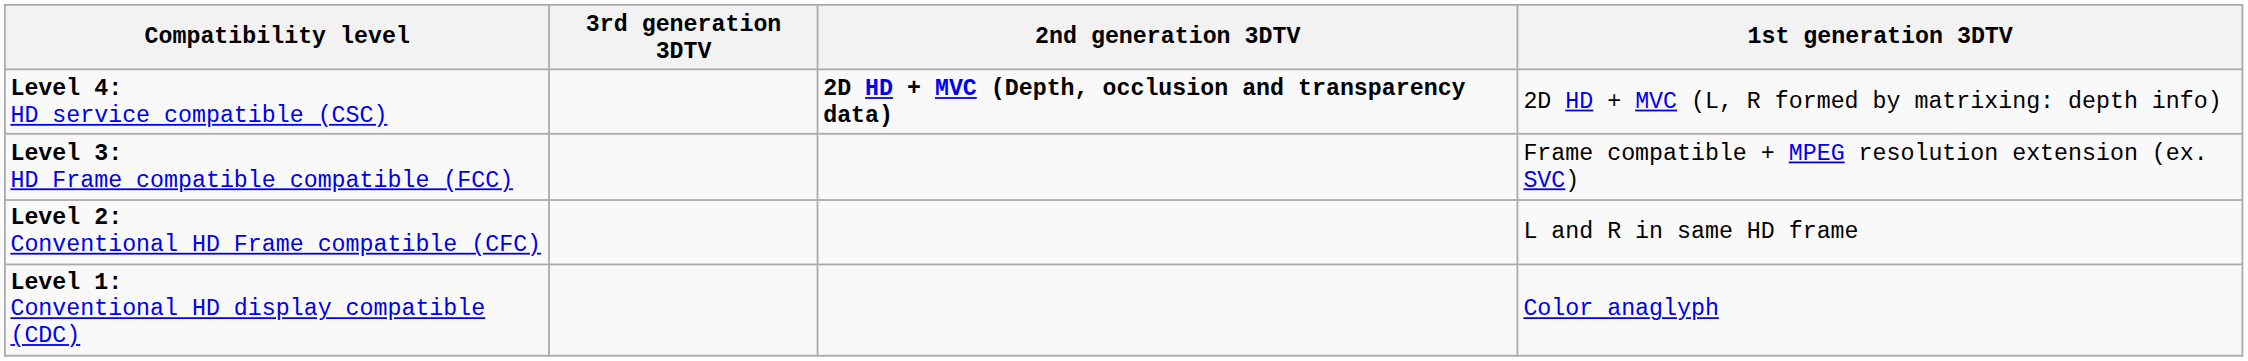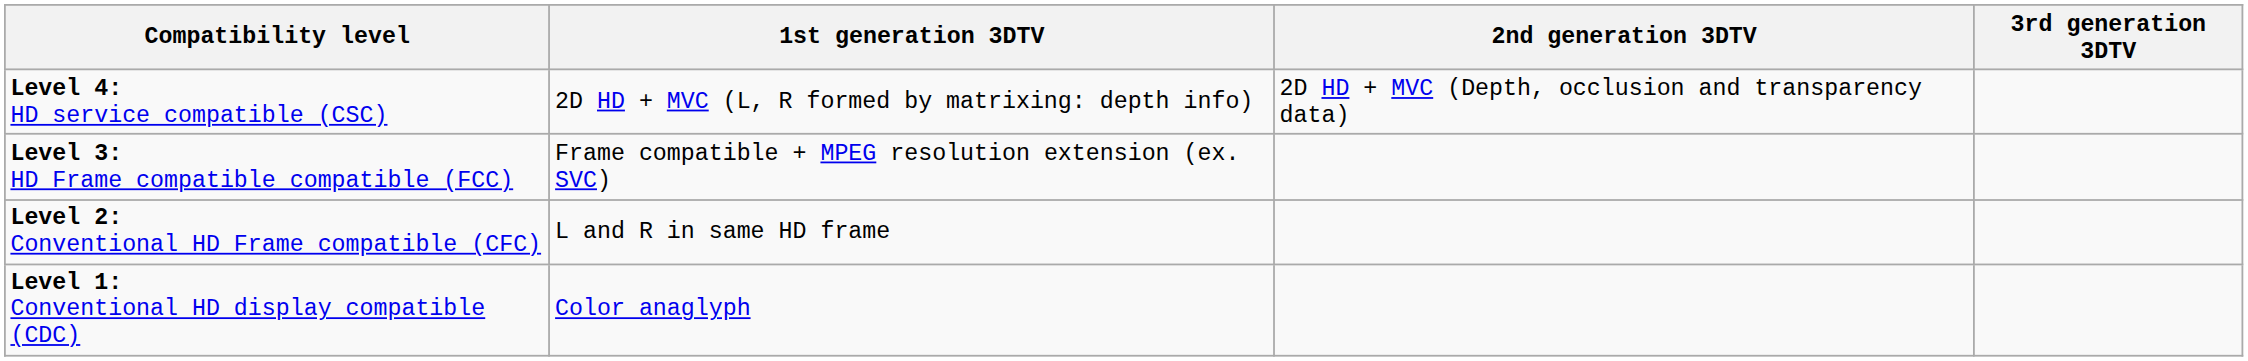columns swapped: (1880, 37) <-> (684, 37)
(1144, 102) bold -> (1601, 102) normal
